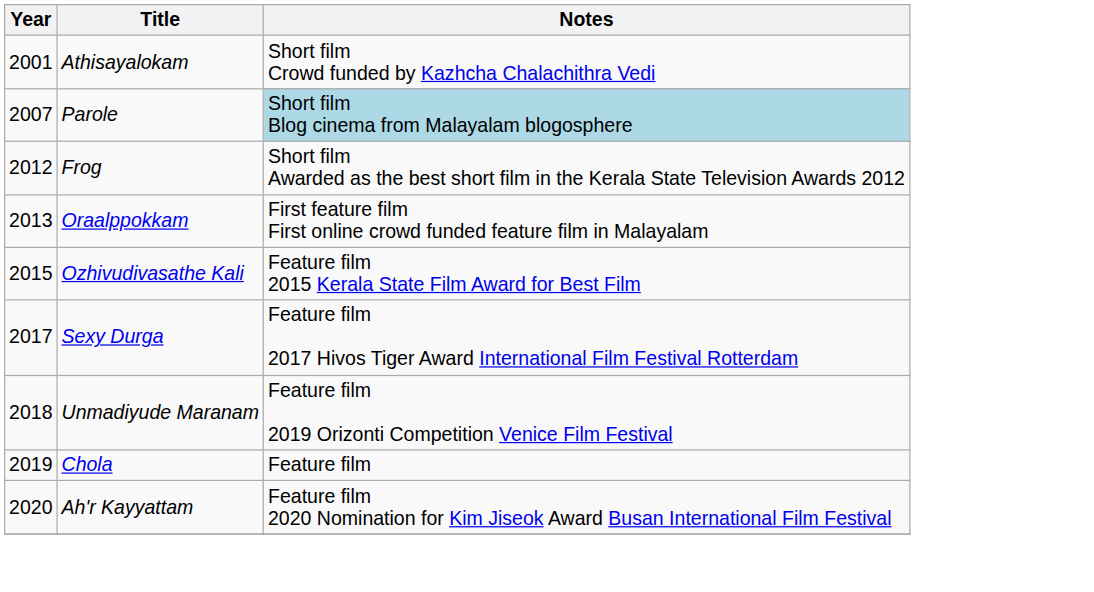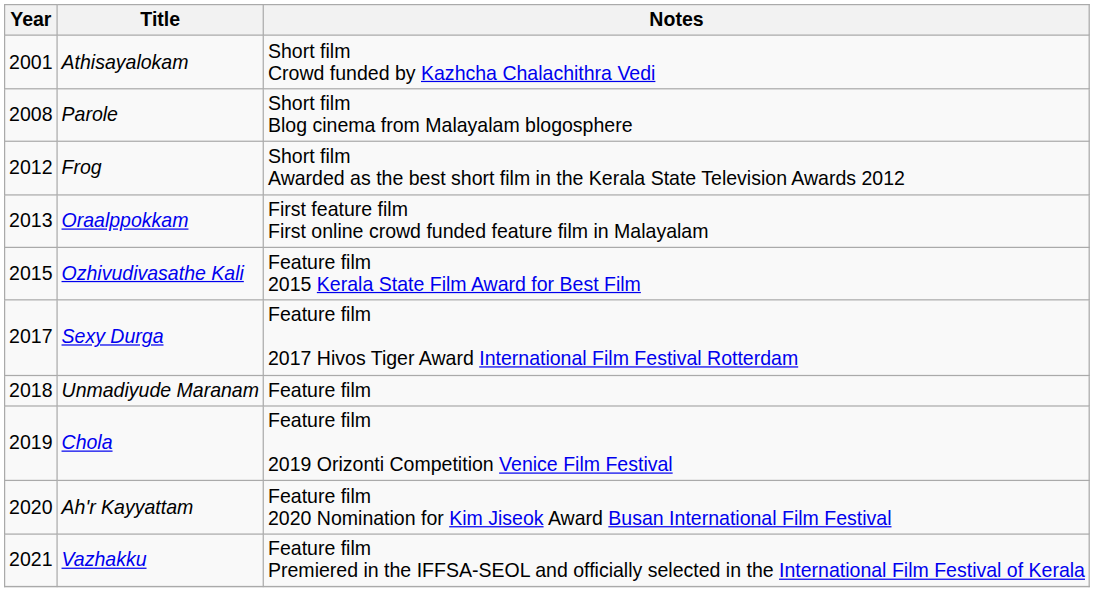(31, 114) 2007 -> (31, 114) 2008
(450, 114) lightblue background -> (450, 114) no background
(470, 412) Feature film 2019 Orizonti Competition Venice Film Festival -> (320, 390) Feature film
(320, 465) Feature film -> (470, 443) Feature film 2019 Orizonti Competition Venice Film Festival
+ row: (104, 560)
